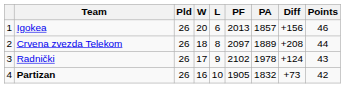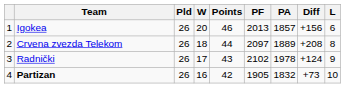columns swapped: (217, 12) <-> (323, 12)
